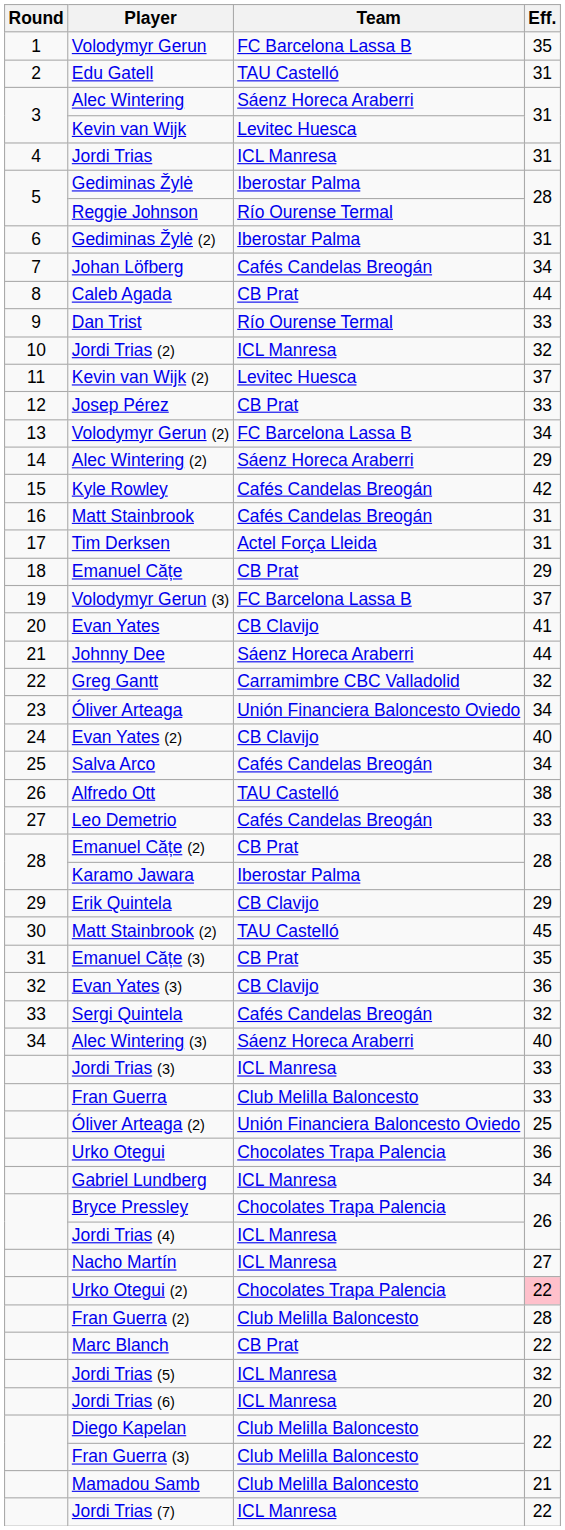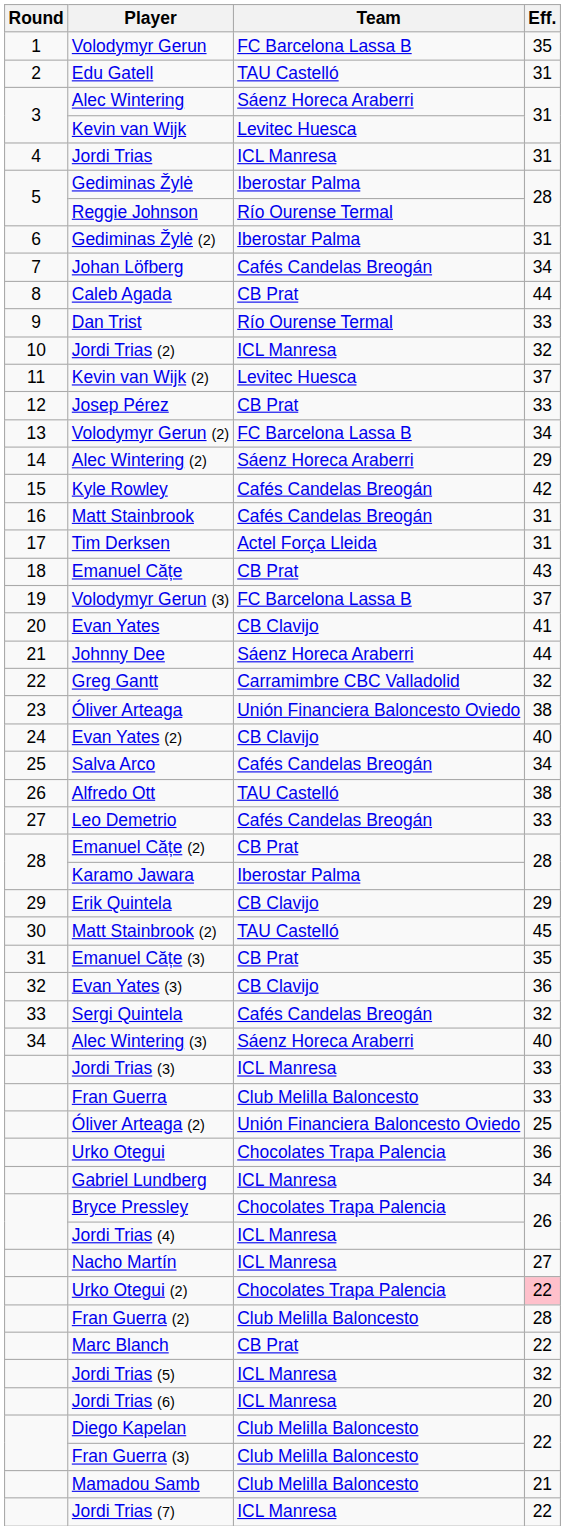(542, 571) 29 -> (542, 571) 43
(542, 709) 34 -> (542, 709) 38
